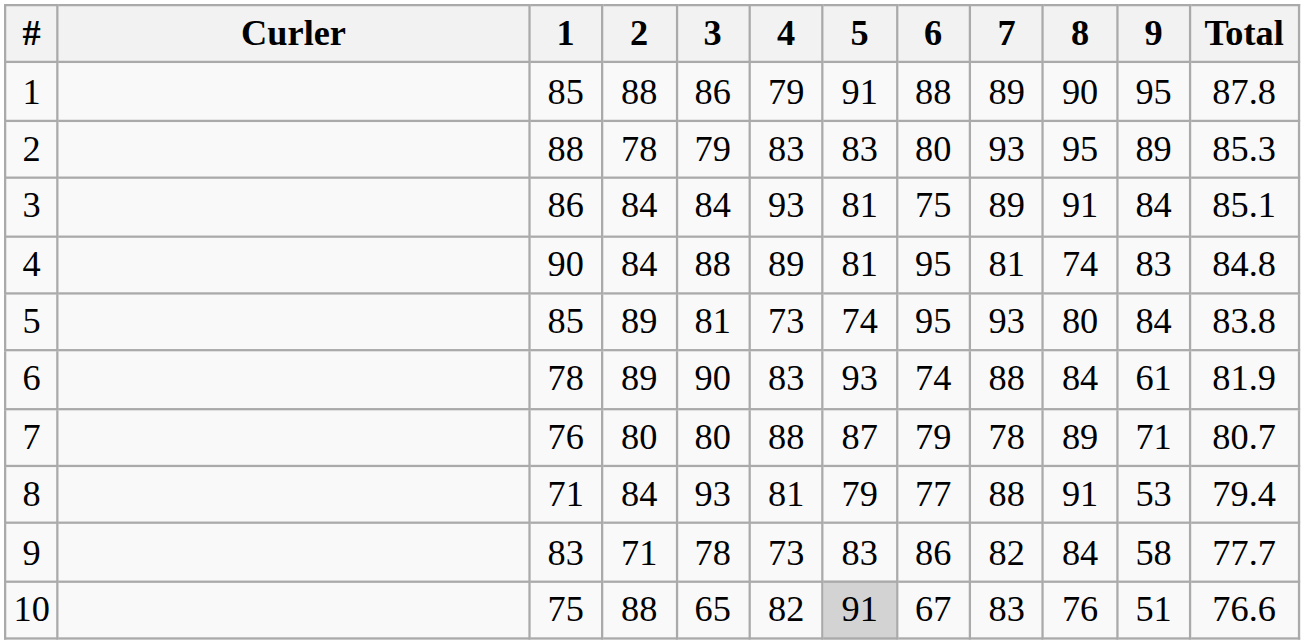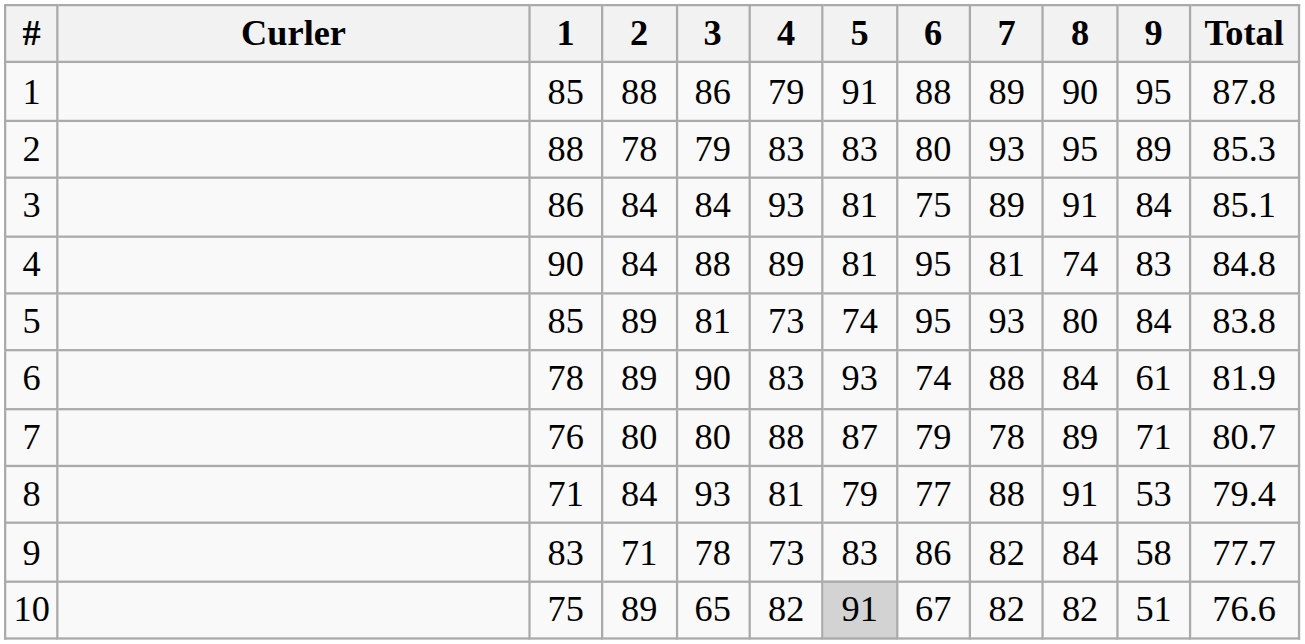(639, 609) 88 -> (639, 609) 89
(1007, 609) 83 -> (1007, 609) 82
(1080, 609) 76 -> (1080, 609) 82
